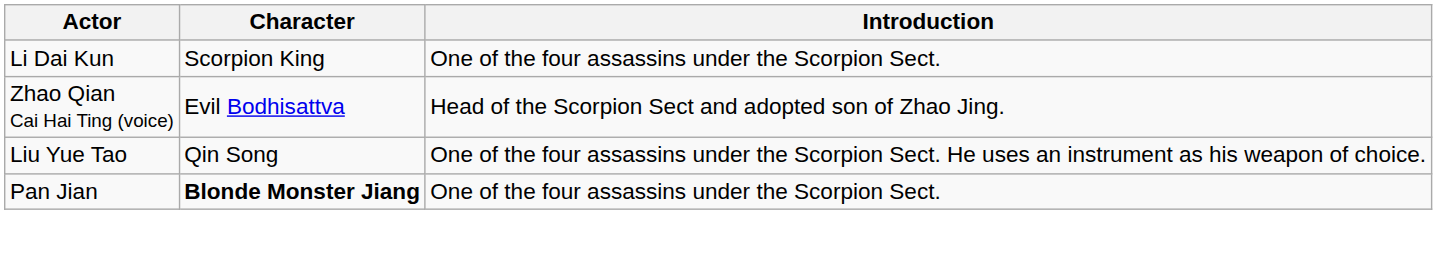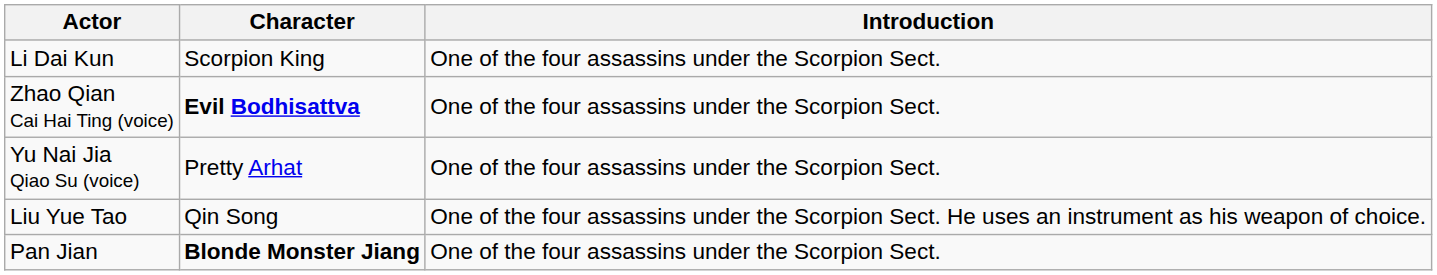(265, 106) normal -> (272, 106) bold
(718, 106) Head of the Scorpion Sect and adopted son of Zhao Jing. -> (686, 106) One of the four assassins under the Scorpion Sect.
+ row: (75, 167)
